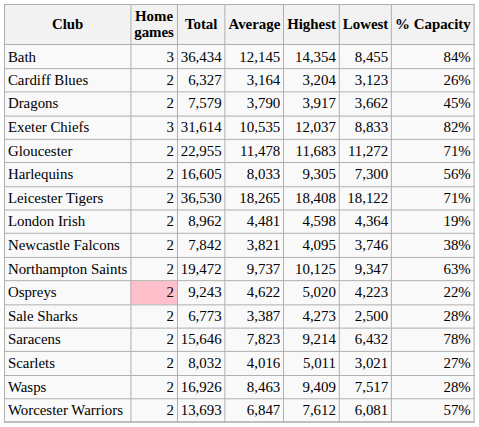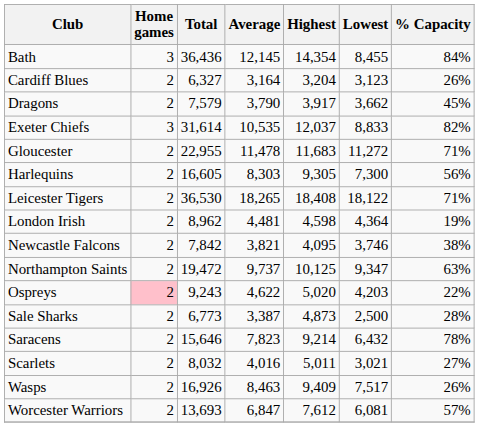(201, 56) 36,434 -> (201, 56) 36,436
(264, 174) 8,033 -> (264, 174) 8,303
(372, 292) 4,223 -> (372, 292) 4,203
(319, 316) 4,273 -> (319, 316) 4,873
(457, 387) 28% -> (457, 387) 26%
